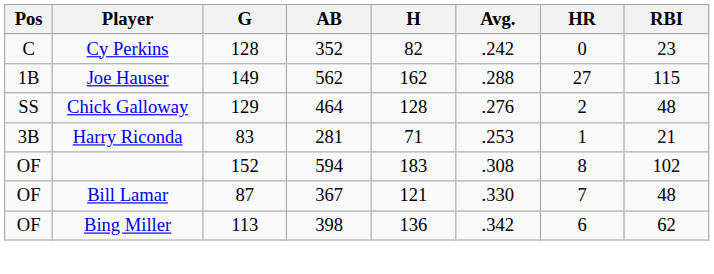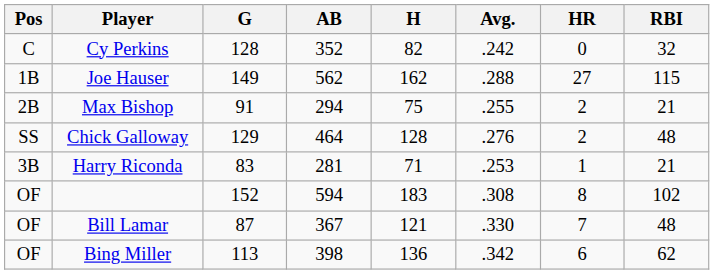(666, 48) 23 -> (666, 48) 32
+ row: (128, 107)
